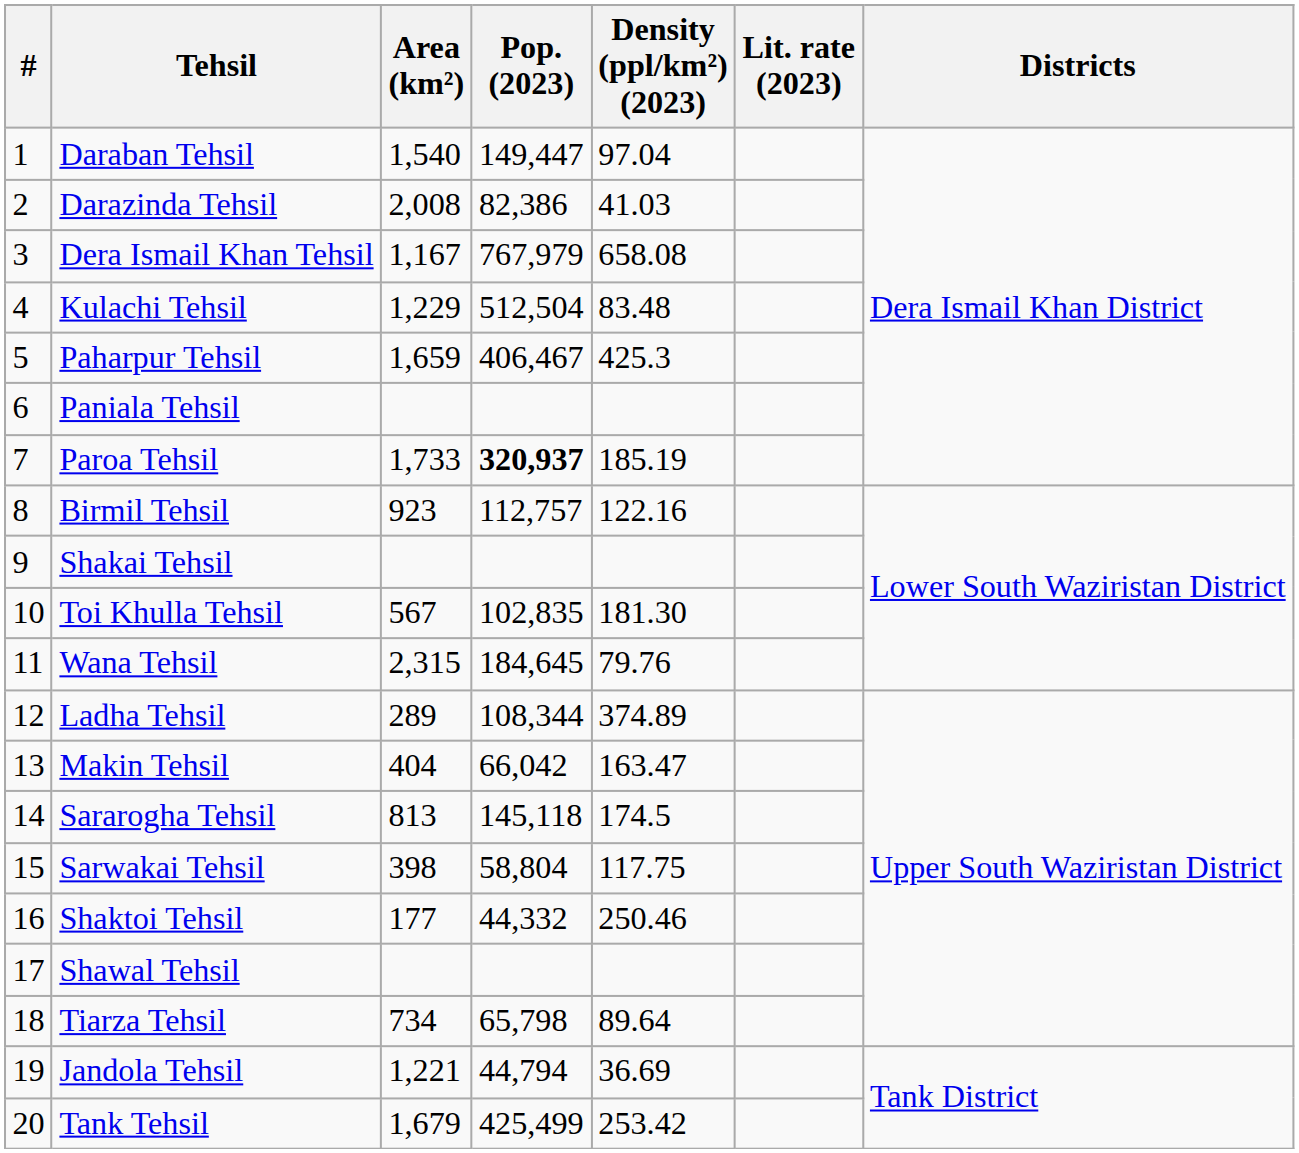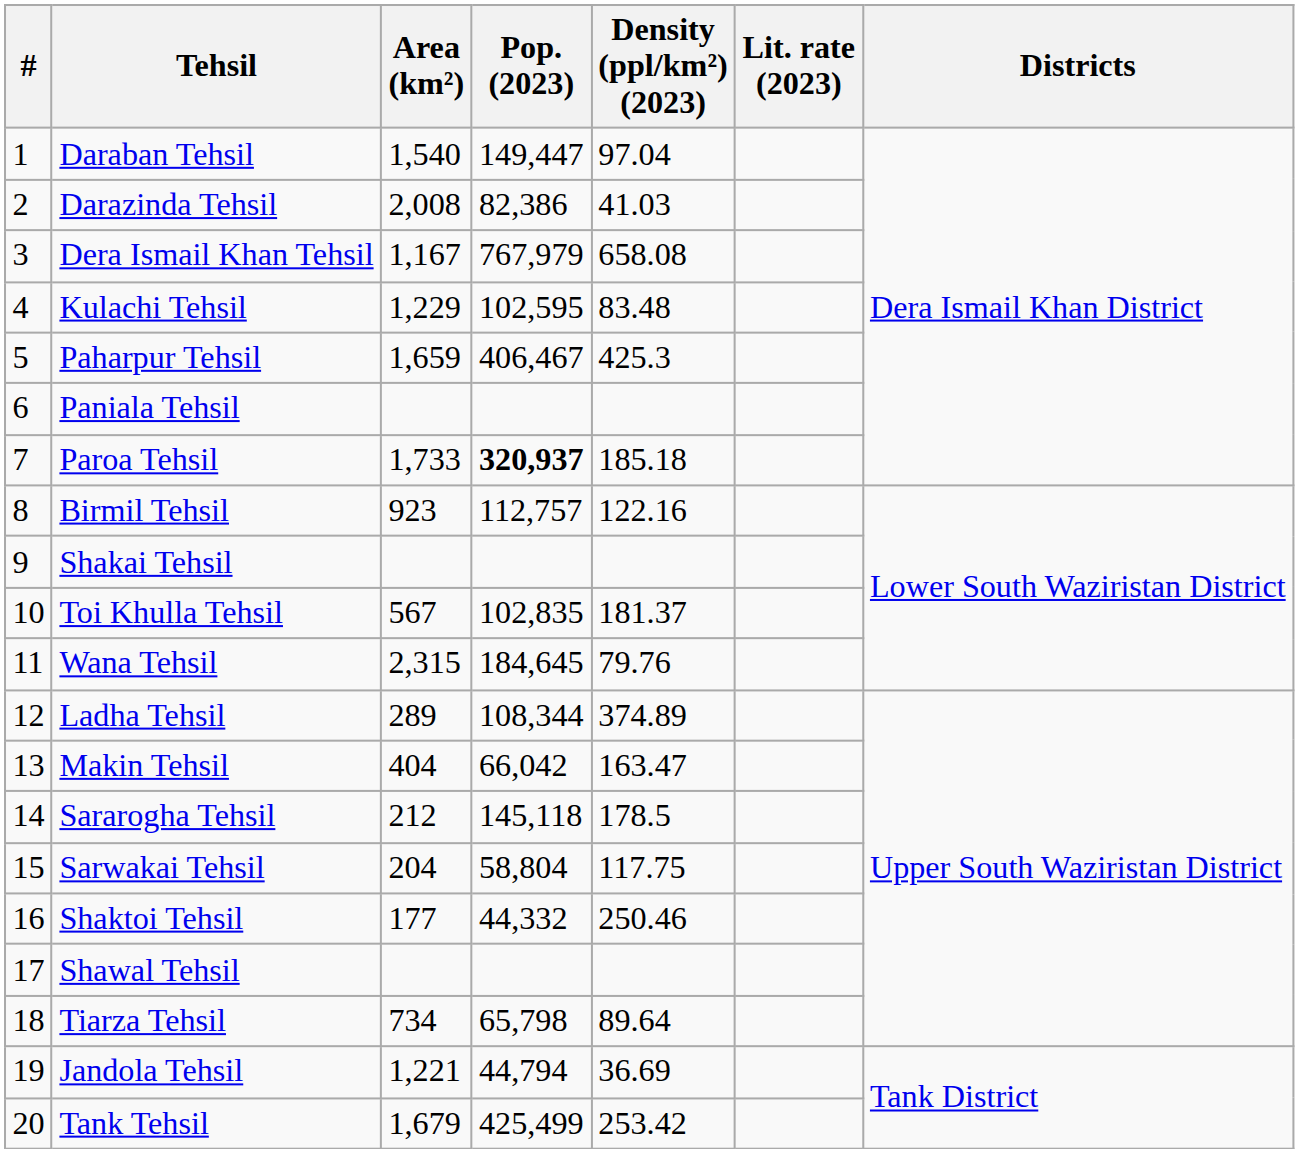(531, 306) 512,504 -> (531, 306) 102,595
(643, 459) 185.19 -> (643, 459) 185.18
(643, 612) 181.30 -> (643, 612) 181.37
(413, 816) 813 -> (413, 816) 212
(635, 816) 174.5 -> (635, 816) 178.5
(413, 867) 398 -> (413, 867) 204
